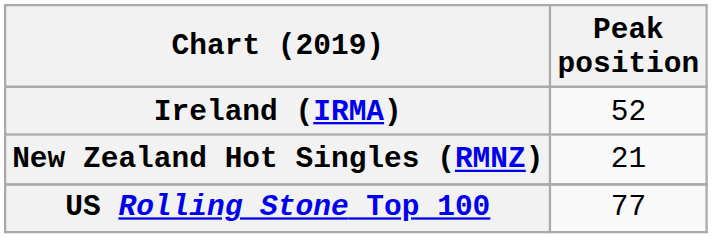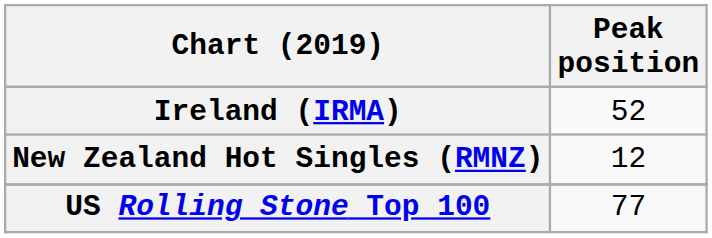(628, 159) 21 -> (628, 159) 12
